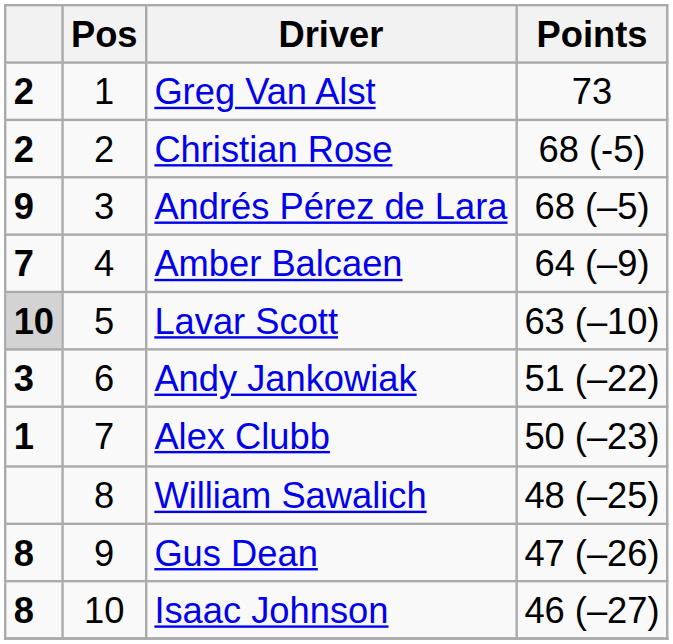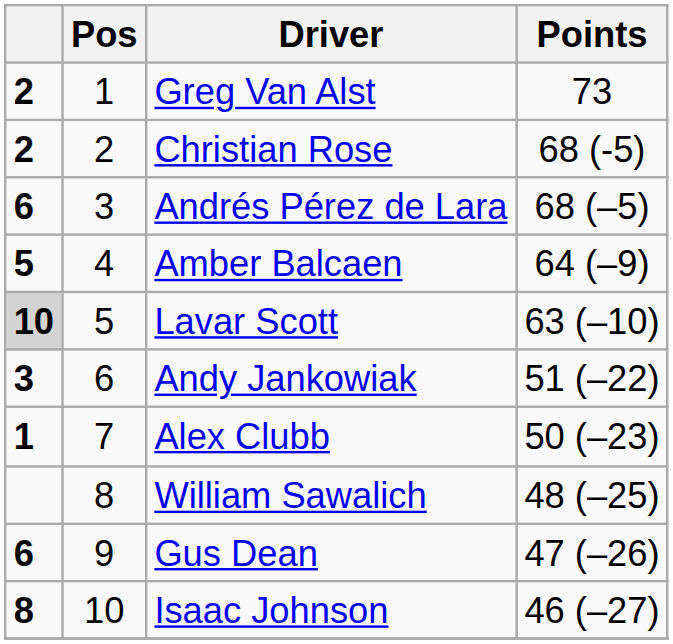(24, 207) 9 -> (24, 207) 6
(24, 264) 7 -> (24, 264) 5
(24, 552) 8 -> (24, 552) 6
